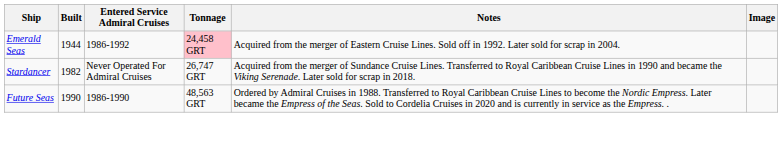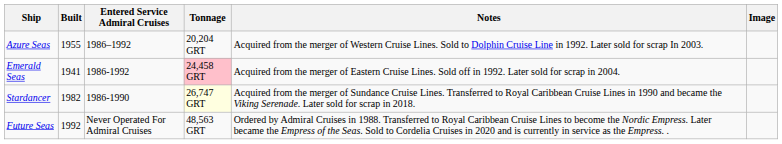+ row: (28, 44)
(71, 44) 1944 -> (71, 71) 1941
(126, 71) Never Operated For Admiral Cruises -> (108, 98) 1986-1990
(200, 71) no background -> (200, 98) lightyellow background
(71, 98) 1990 -> (71, 125) 1992
(108, 98) 1986-1990 -> (126, 125) Never Operated For Admiral Cruises
